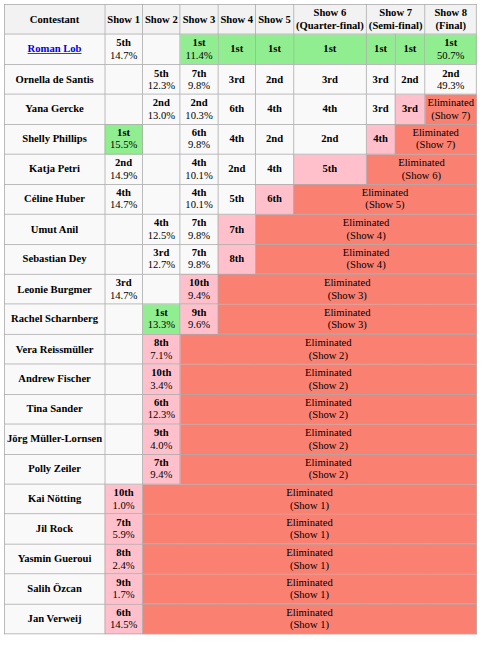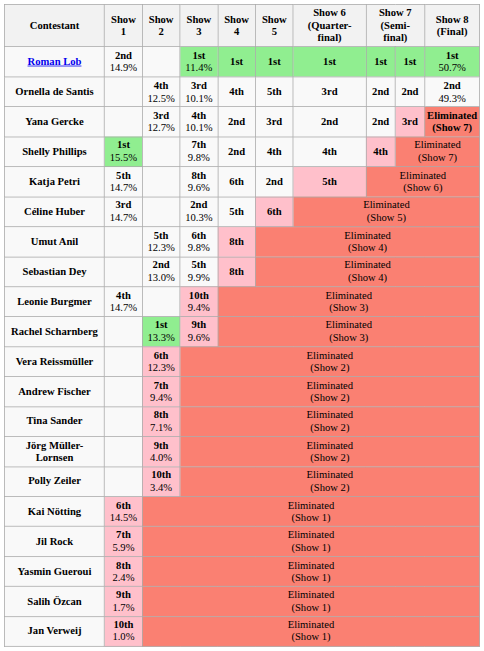(124, 49) 5th 14.7% -> (123, 61) 2nd 14.9%
(161, 79) 5th 12.3% -> (161, 91) 4th 12.5%
(199, 79) 7th 9.8% -> (199, 91) 3rd 10.1%
(237, 79) 3rd -> (237, 91) 4th
(275, 79) 2nd -> (274, 91) 5th
(381, 79) 3rd -> (381, 91) 2nd
(161, 109) 2nd 13.0% -> (161, 121) 3rd 12.7%
(199, 109) 2nd 10.3% -> (199, 121) 4th 10.1%
(237, 109) 6th -> (237, 121) 2nd
(275, 109) 4th -> (274, 121) 3rd
(330, 109) 4th -> (330, 121) 2nd
(381, 109) 3rd -> (381, 121) 2nd
(451, 109) normal -> (452, 121) bold
(199, 139) 6th 9.8% -> (199, 151) 7th 9.8%
(237, 139) 4th -> (237, 151) 2nd
(275, 139) 2nd -> (274, 151) 4th
(330, 139) 2nd -> (330, 151) 4th
(124, 168) 2nd 14.9% -> (123, 181) 5th 14.7%
(199, 168) 4th 10.1% -> (199, 181) 8th 9.6%
(237, 168) 2nd -> (237, 181) 6th
(275, 168) 4th -> (274, 181) 2nd
(124, 198) 4th 14.7% -> (123, 211) 3rd 14.7%
(199, 198) 4th 10.1% -> (199, 211) 2nd 10.3%
(161, 228) 4th 12.5% -> (161, 241) 5th 12.3%
(199, 228) 7th 9.8% -> (199, 241) 6th 9.8%
(237, 228) 7th -> (237, 241) 8th
(161, 258) 3rd 12.7% -> (161, 271) 2nd 13.0%
(199, 258) 7th 9.8% -> (199, 271) 5th 9.9%
(124, 288) 3rd 14.7% -> (123, 301) 4th 14.7%
(161, 348) 8th 7.1% -> (161, 361) 6th 12.3%
(161, 378) 10th 3.4% -> (161, 391) 7th 9.4%
(161, 408) 6th 12.3% -> (161, 421) 8th 7.1%
(161, 468) 7th 9.4% -> (161, 481) 10th 3.4%
(124, 498) 10th 1.0% -> (123, 511) 6th 14.5%
(124, 618) 6th 14.5% -> (123, 631) 10th 1.0%
